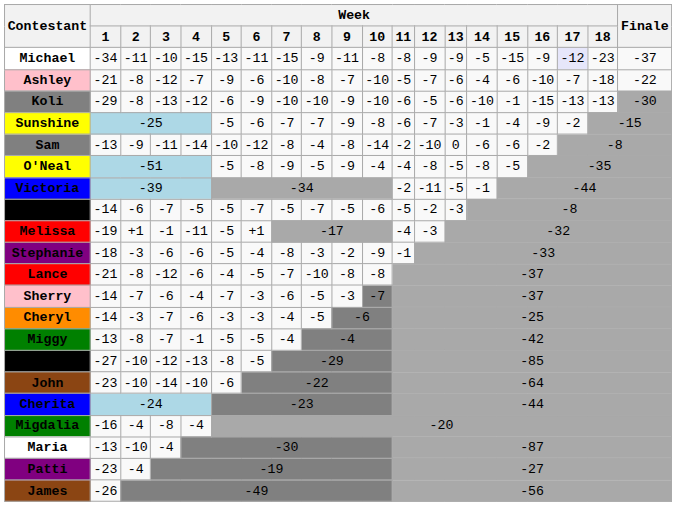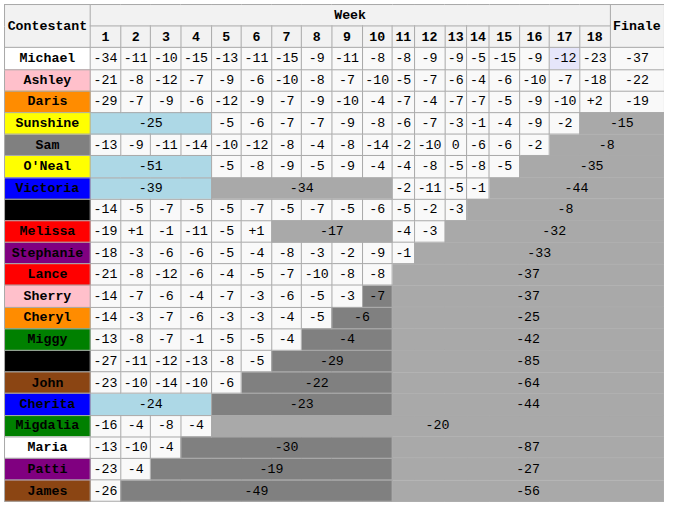+ row: (47, 102)
- row: (47, 102)
(136, 210) -6 -> (136, 210) -5
(136, 361) -10 -> (136, 361) -11
